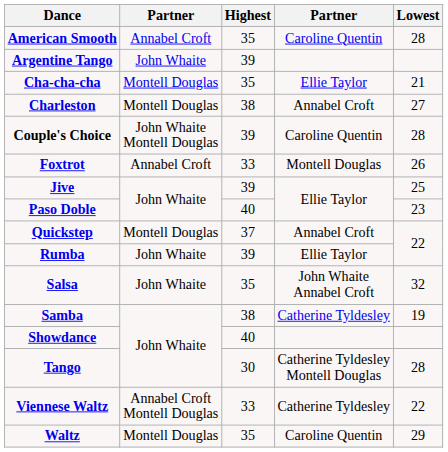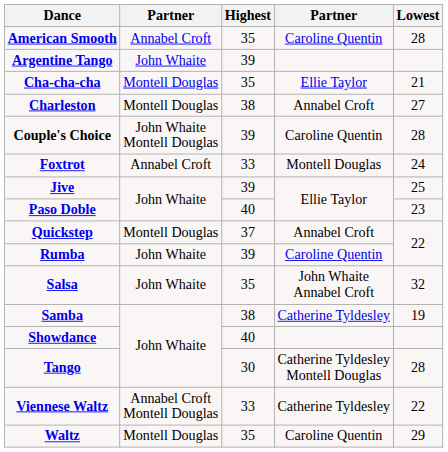(418, 165) 26 -> (418, 165) 24
(334, 254) Ellie Taylor -> (334, 254) Caroline Quentin
